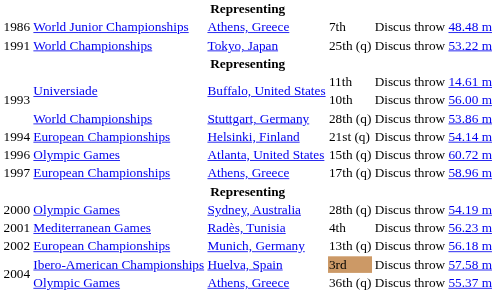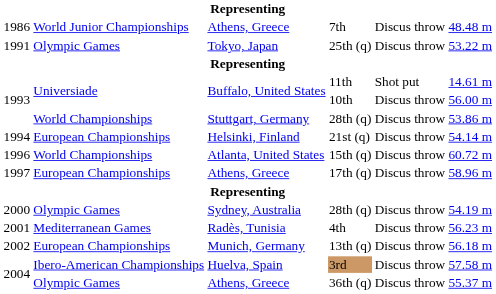(93, 45) World Championships -> (77, 45) Olympic Games
(410, 82) Discus throw -> (397, 82) Shot put
(77, 155) Olympic Games -> (93, 155) World Championships
